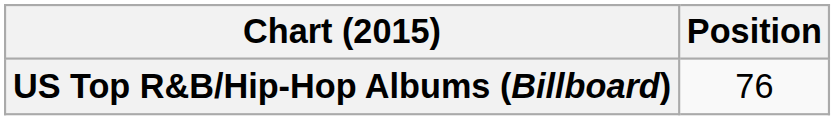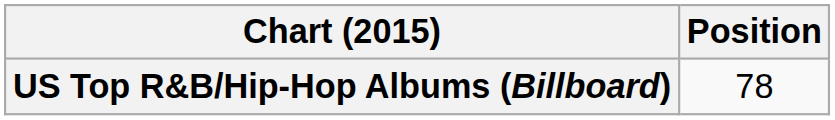(754, 85) 76 -> (754, 85) 78
